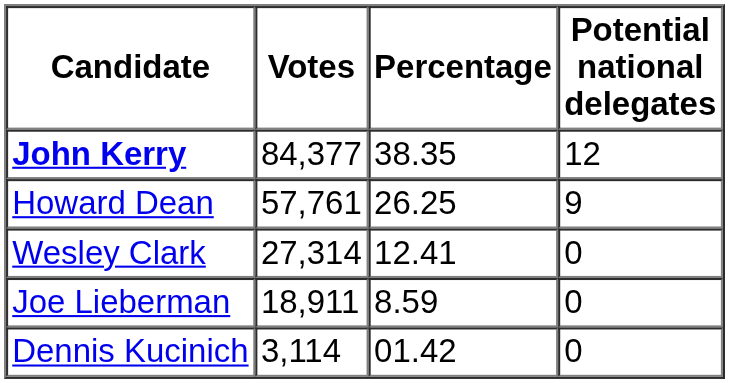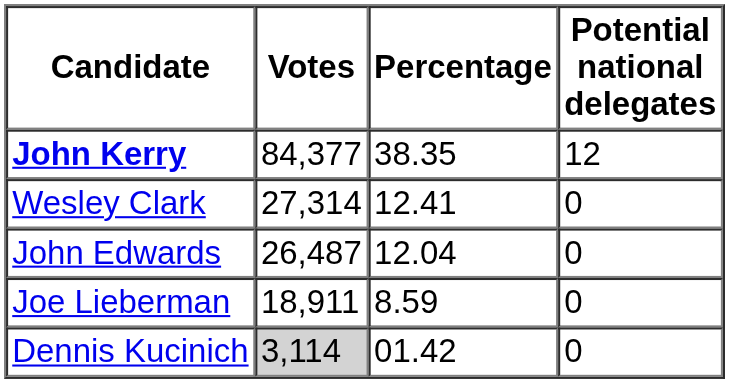- row: (113, 203)
+ row: (117, 252)
(301, 351) no background -> (301, 351) lightgrey background
